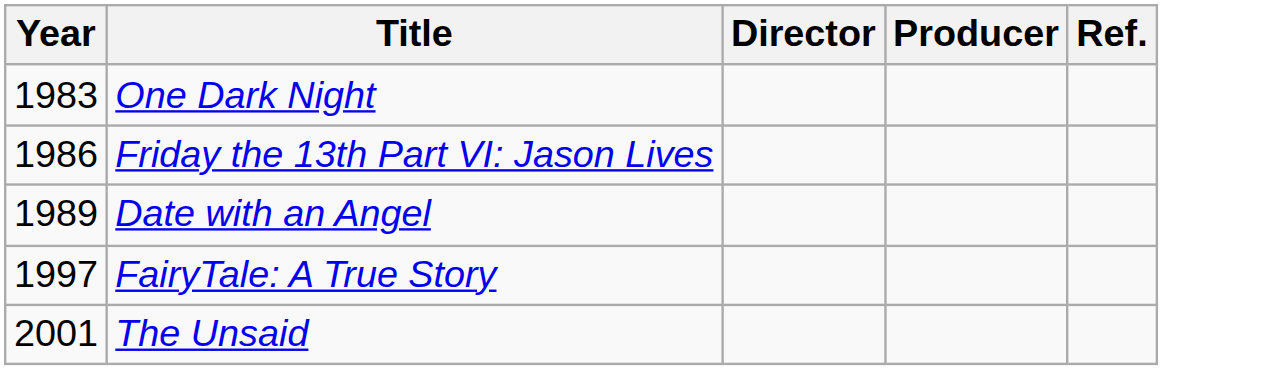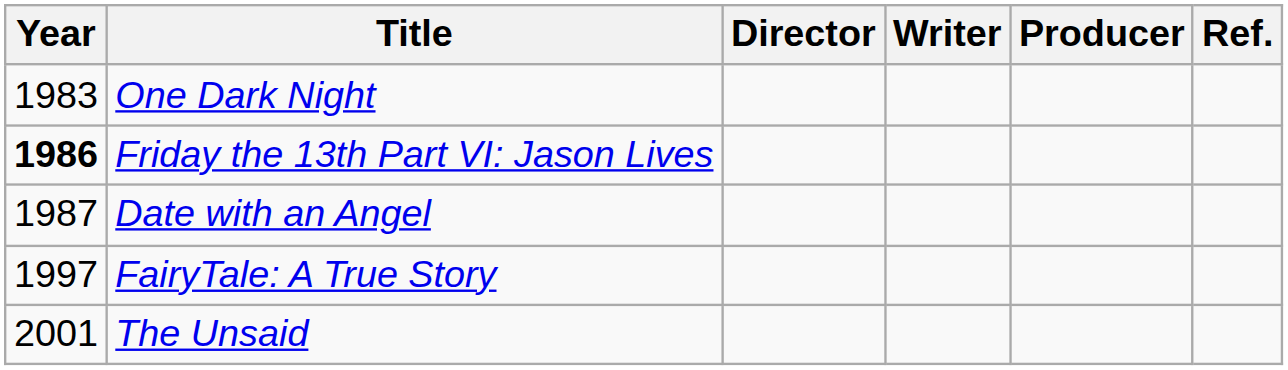+ column: (947, 34)
(56, 154) normal -> (56, 154) bold
(56, 214) 1989 -> (56, 214) 1987
